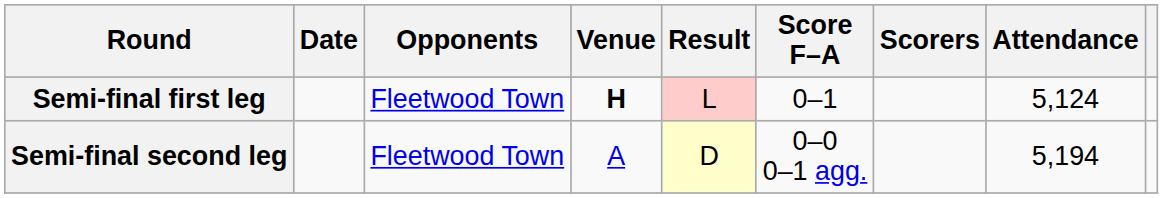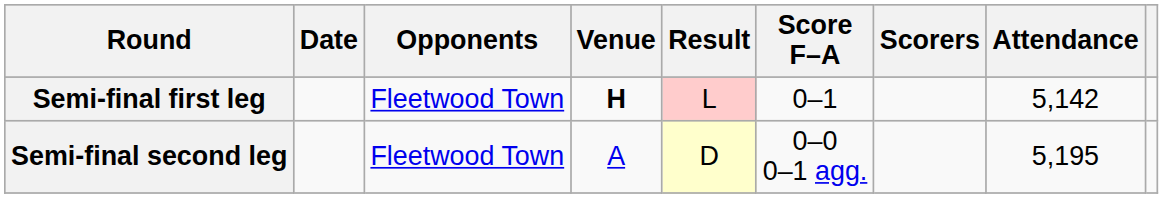(1065, 98) 5,124 -> (1065, 98) 5,142
(1065, 156) 5,194 -> (1065, 156) 5,195
